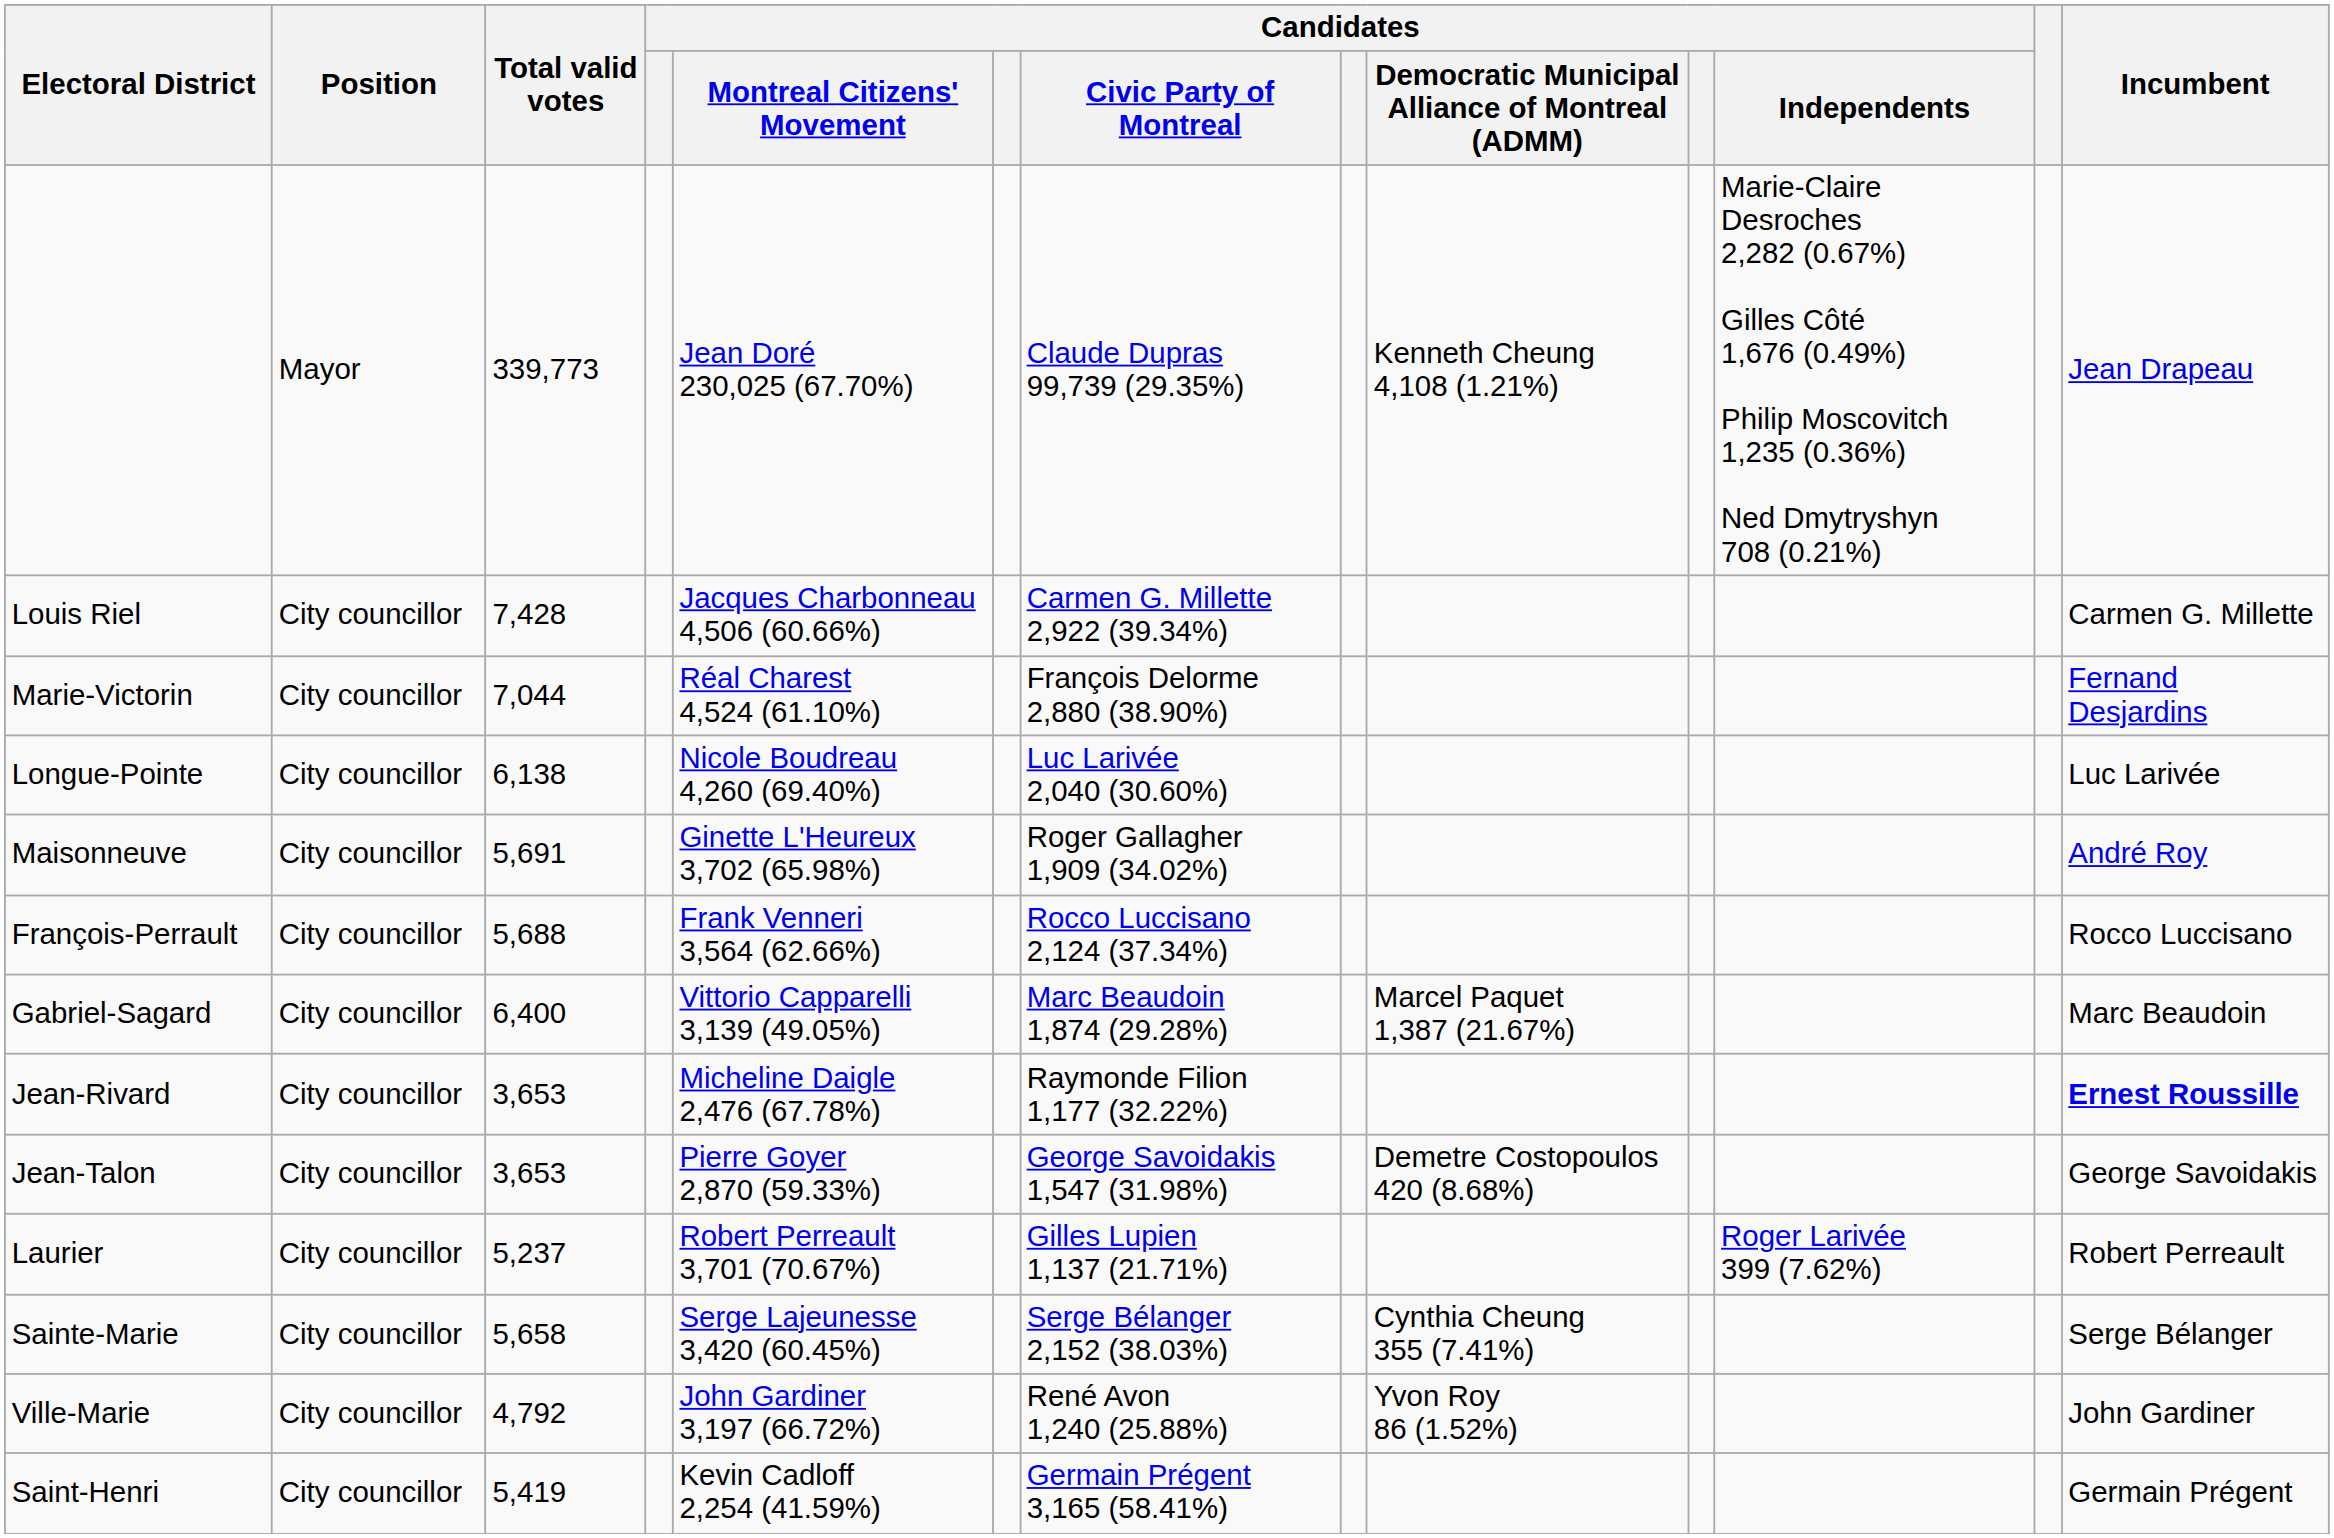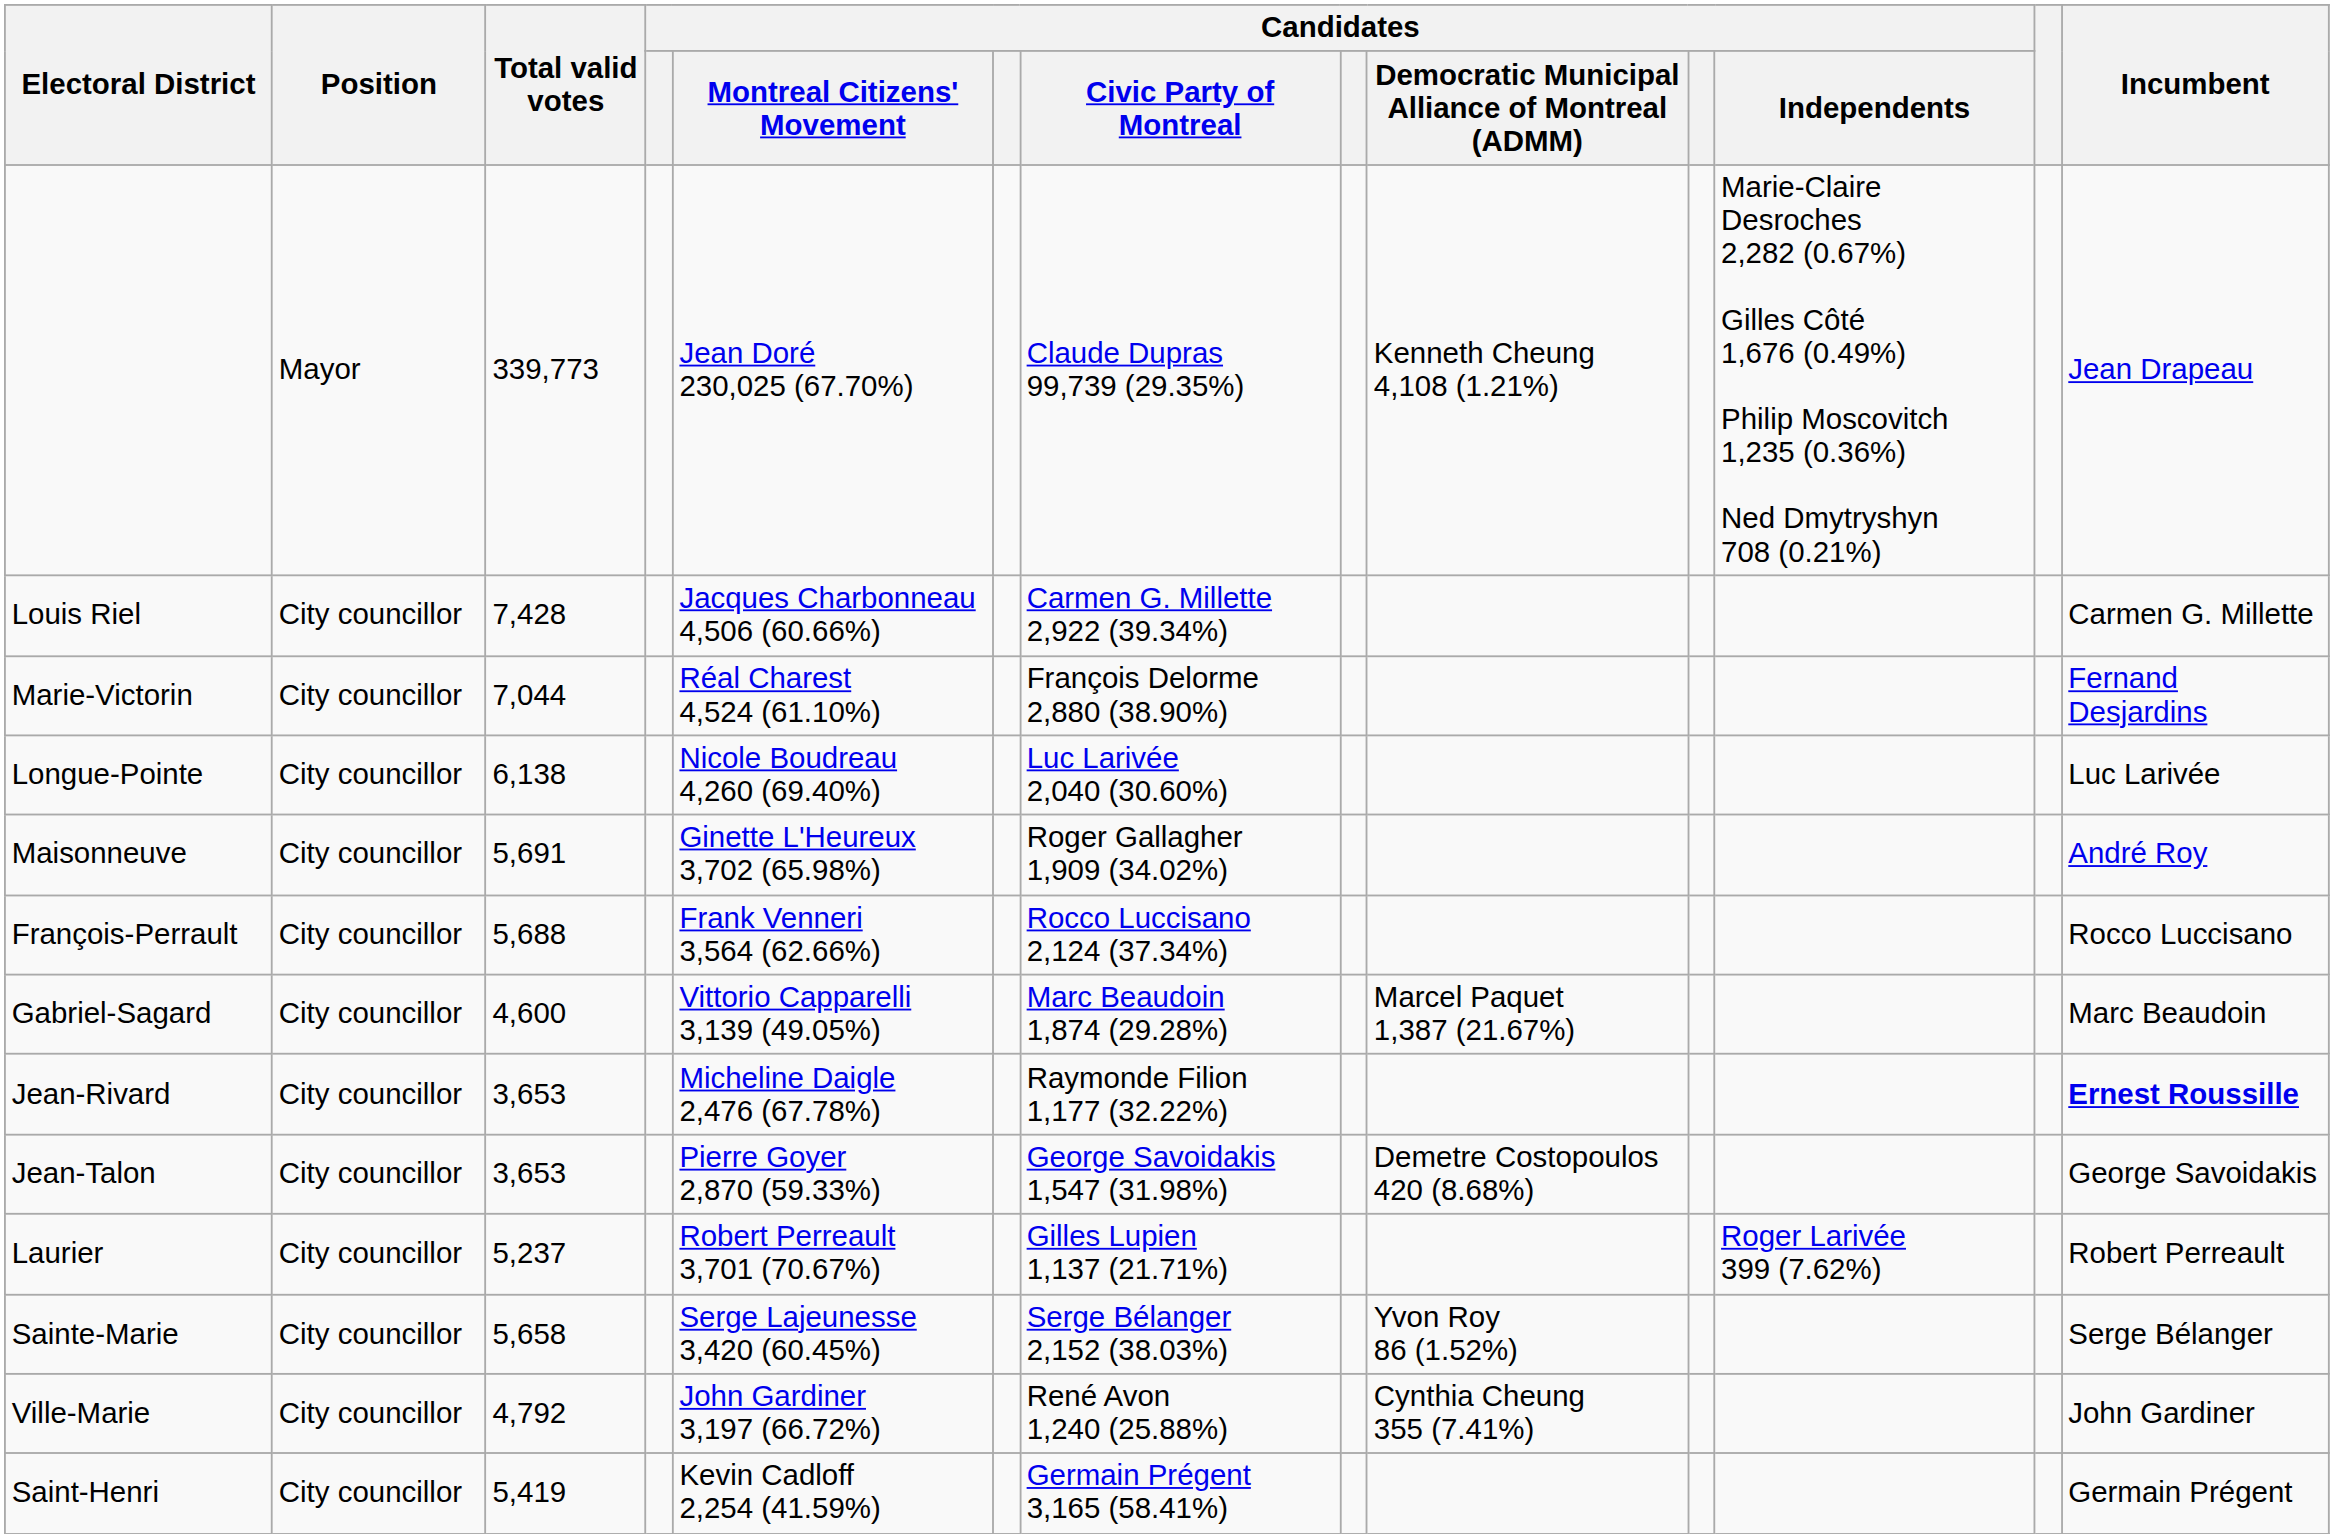(529, 1014) 6,400 -> (529, 1014) 4,600
(1479, 1333) Cynthia Cheung 355 (7.41%) -> (1446, 1333) Yvon Roy 86 (1.52%)
(1446, 1413) Yvon Roy 86 (1.52%) -> (1479, 1413) Cynthia Cheung 355 (7.41%)
